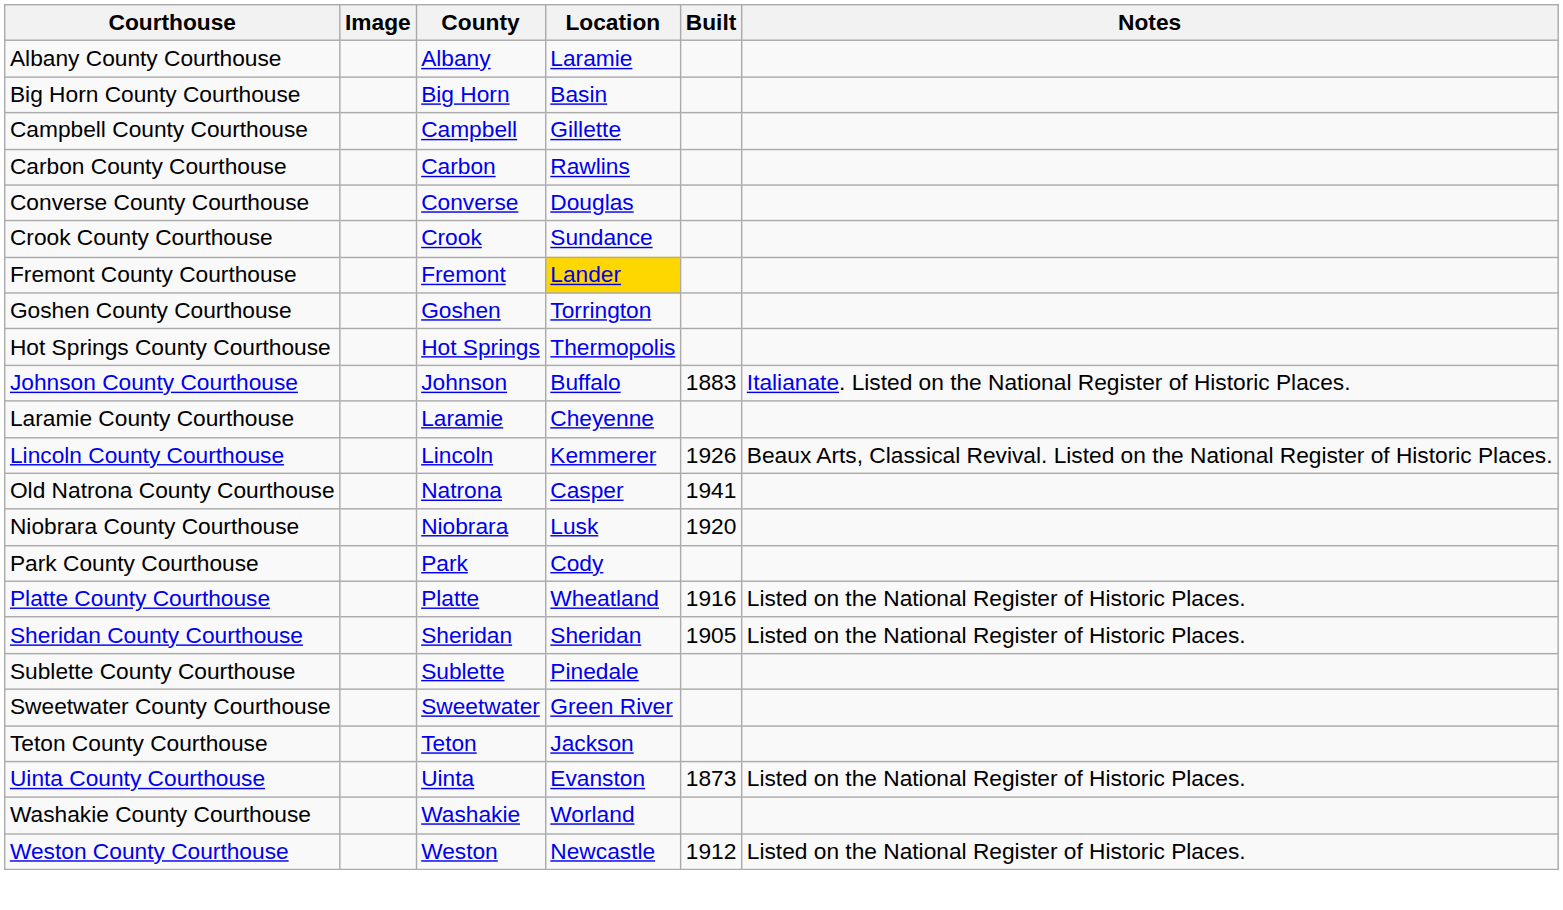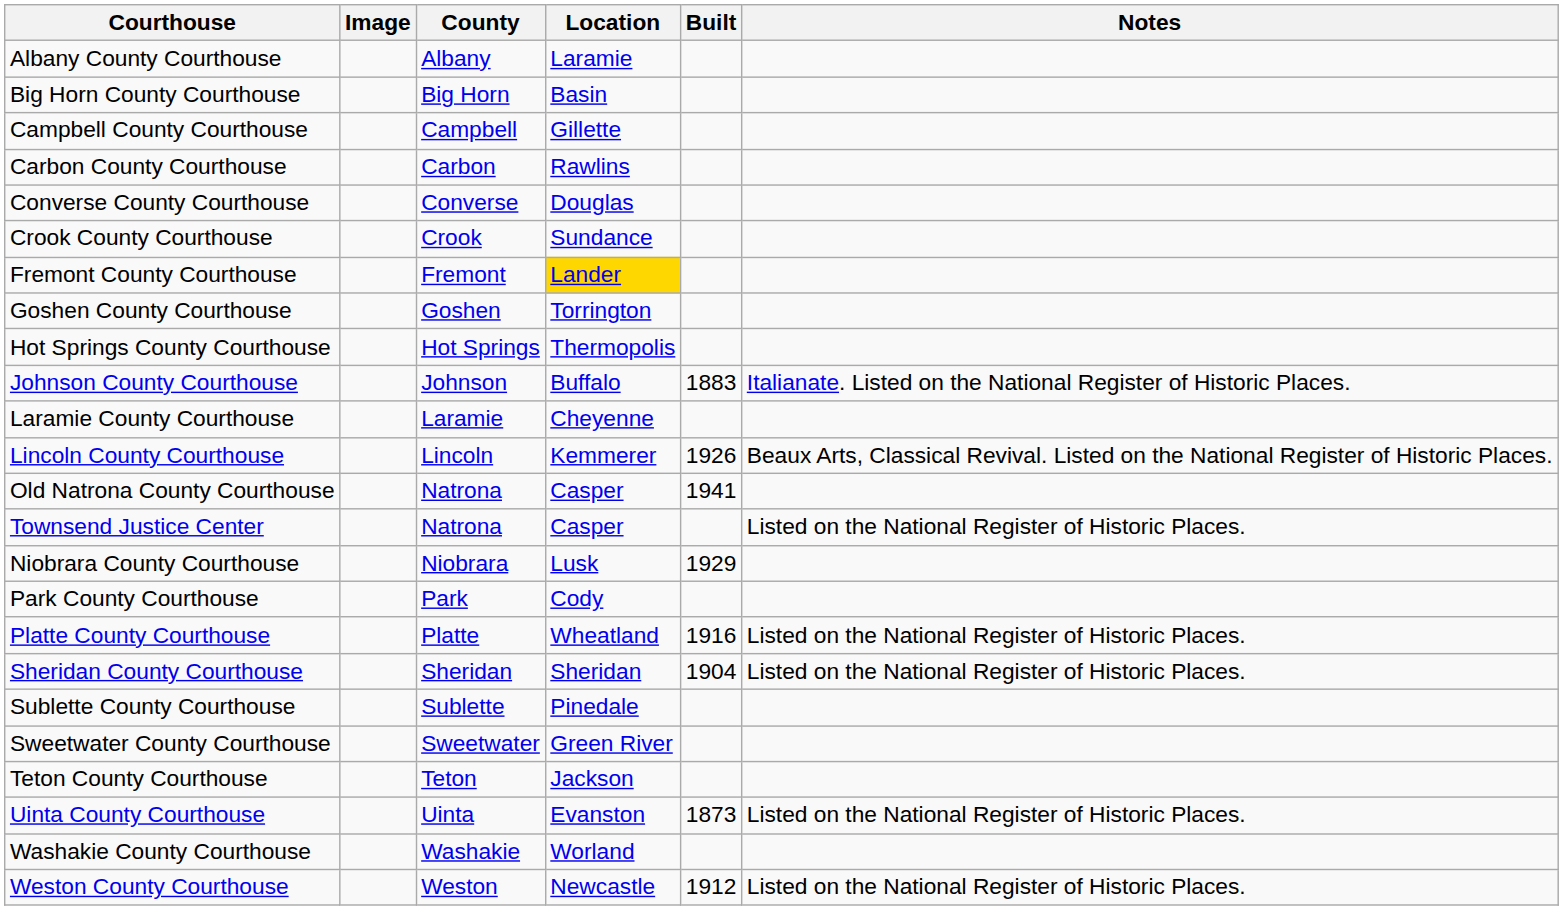+ row: (137, 526)
(711, 526) 1920 -> (711, 563) 1929
(711, 635) 1905 -> (711, 671) 1904
